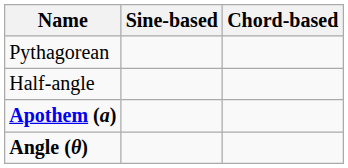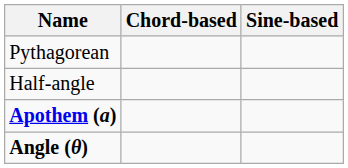columns swapped: (172, 20) <-> (283, 20)
